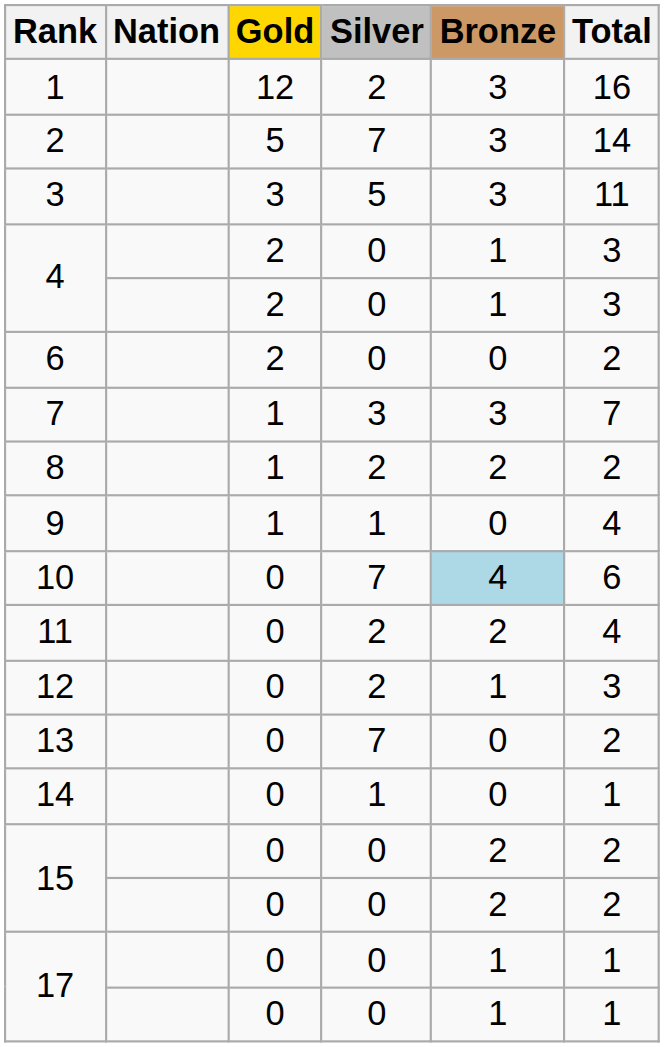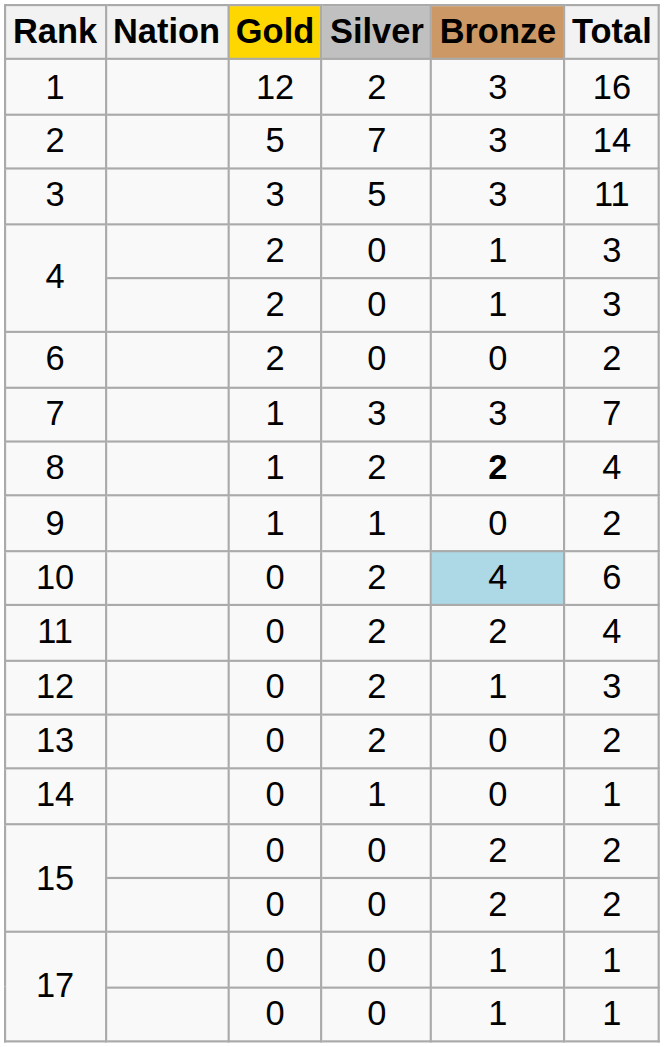(498, 468) normal -> (498, 468) bold
(612, 468) 2 -> (612, 468) 4
(612, 522) 4 -> (612, 522) 2
(377, 577) 7 -> (377, 577) 2
(377, 741) 7 -> (377, 741) 2
